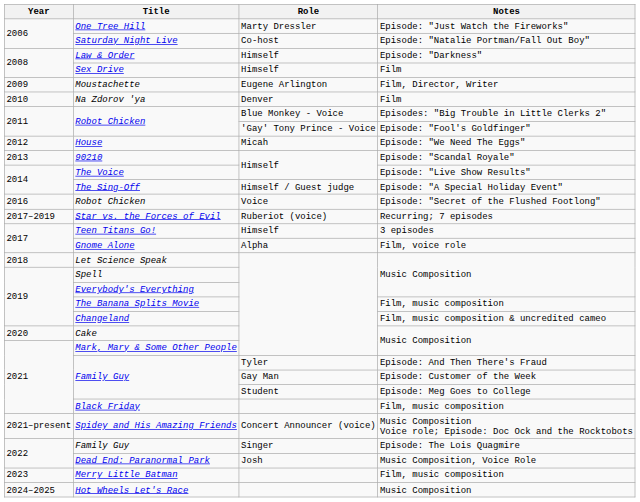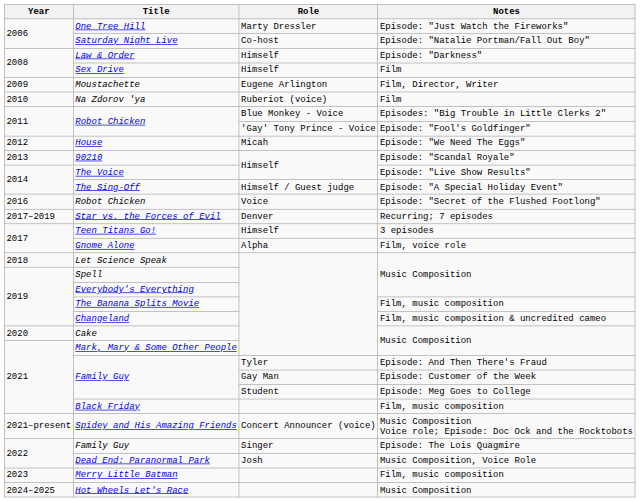(257, 99) Denver -> (284, 99) Ruberiot (voice)
(284, 216) Ruberiot (voice) -> (257, 216) Denver
